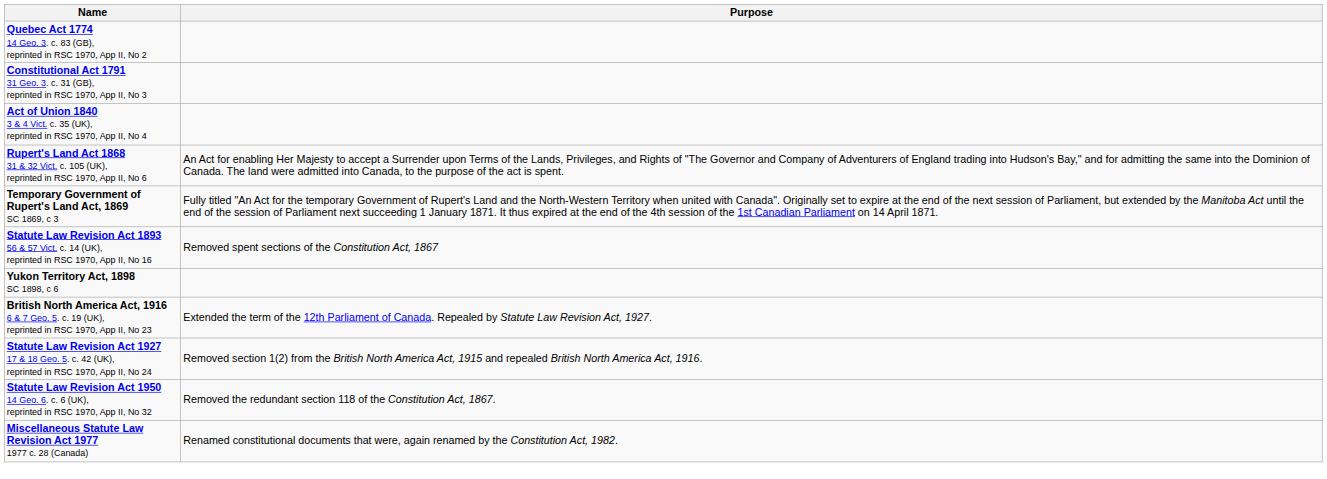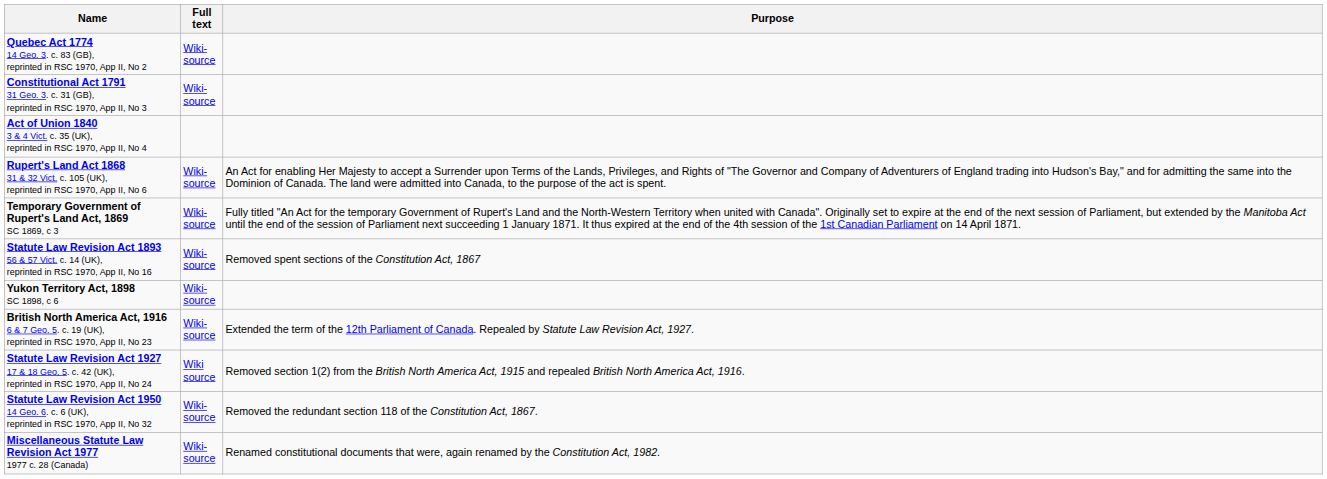+ column: (202, 19)
